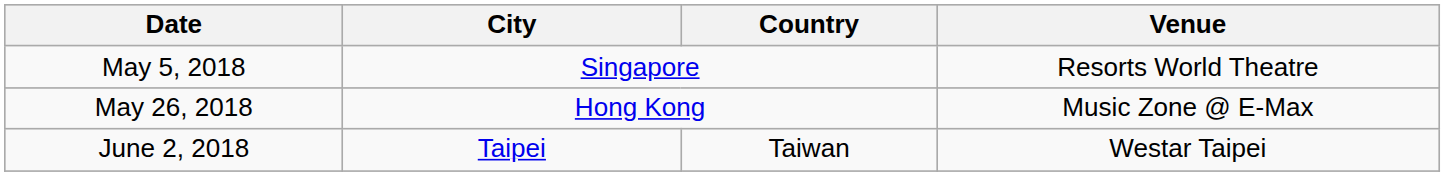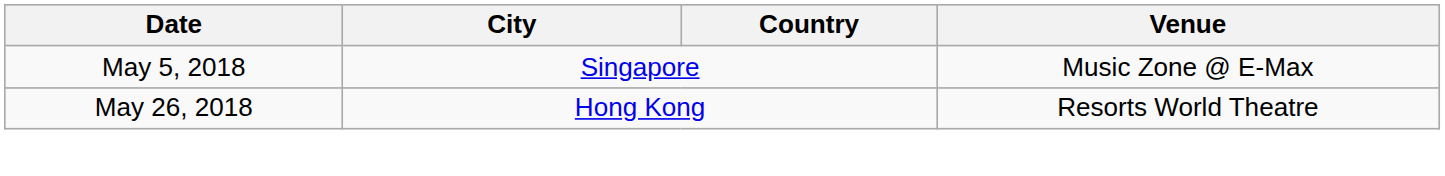(1188, 66) Resorts World Theatre -> (1188, 66) Music Zone @ E-Max
(1188, 107) Music Zone @ E-Max -> (1188, 107) Resorts World Theatre
- row: (174, 149)
